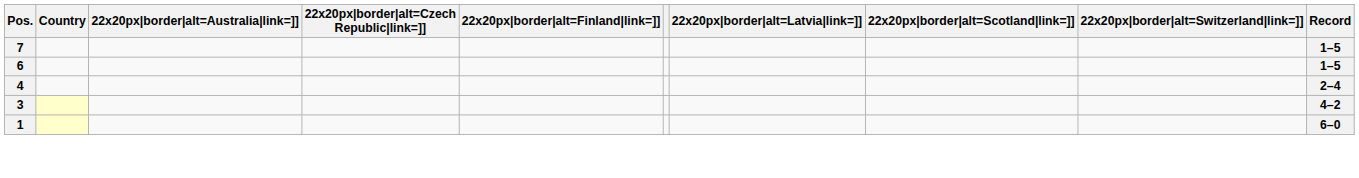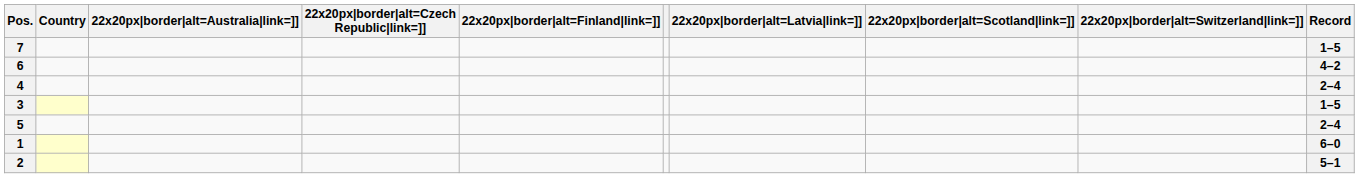(1330, 67) 1–5 -> (1330, 67) 4–2
(1330, 105) 4–2 -> (1330, 105) 1–5
+ row: (20, 125)
+ row: (20, 163)
